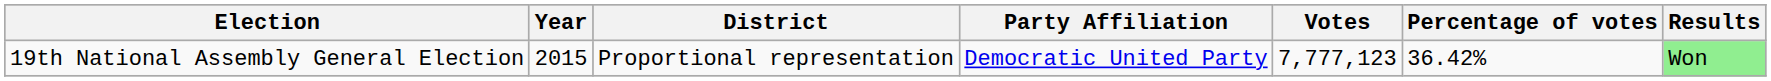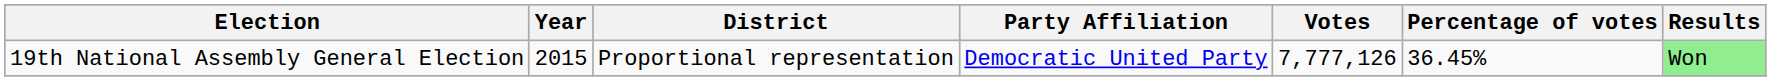(1337, 59) 7,777,123 -> (1337, 59) 7,777,126
(1447, 59) 36.42% -> (1447, 59) 36.45%
